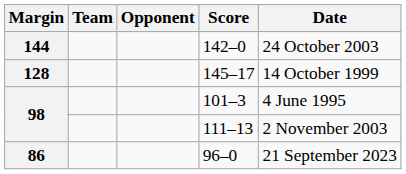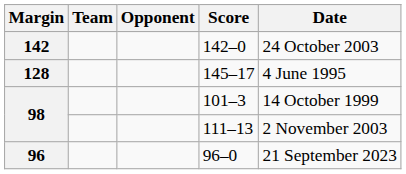(36, 45) 144 -> (36, 45) 142
(321, 73) 14 October 1999 -> (304, 73) 4 June 1995
(304, 100) 4 June 1995 -> (321, 100) 14 October 1999
(36, 155) 86 -> (36, 155) 96
